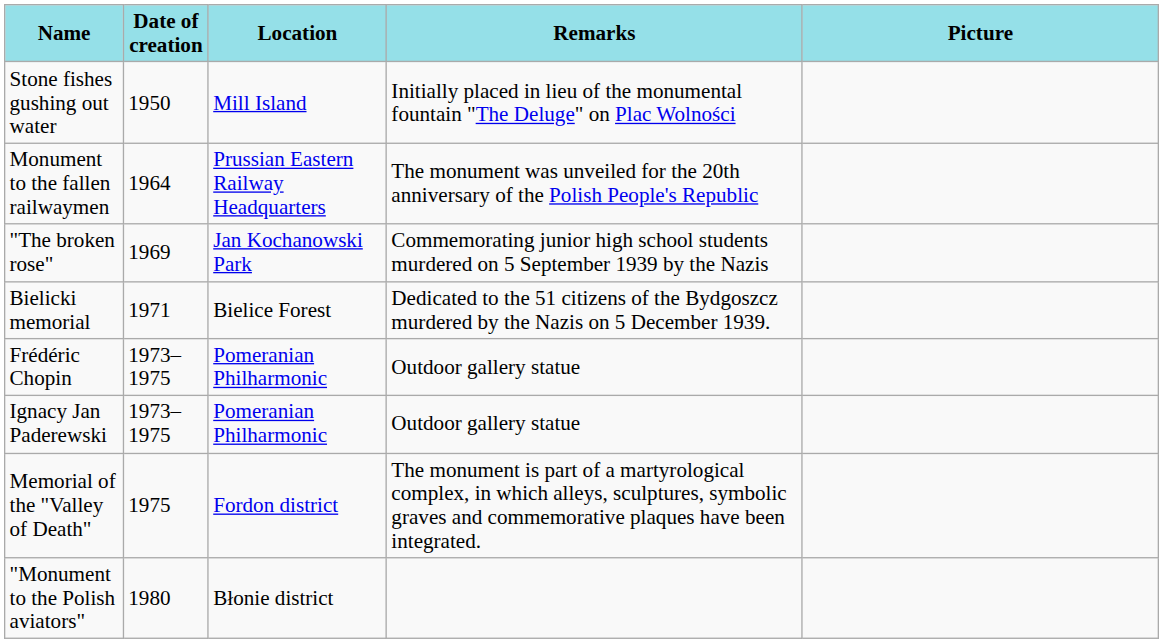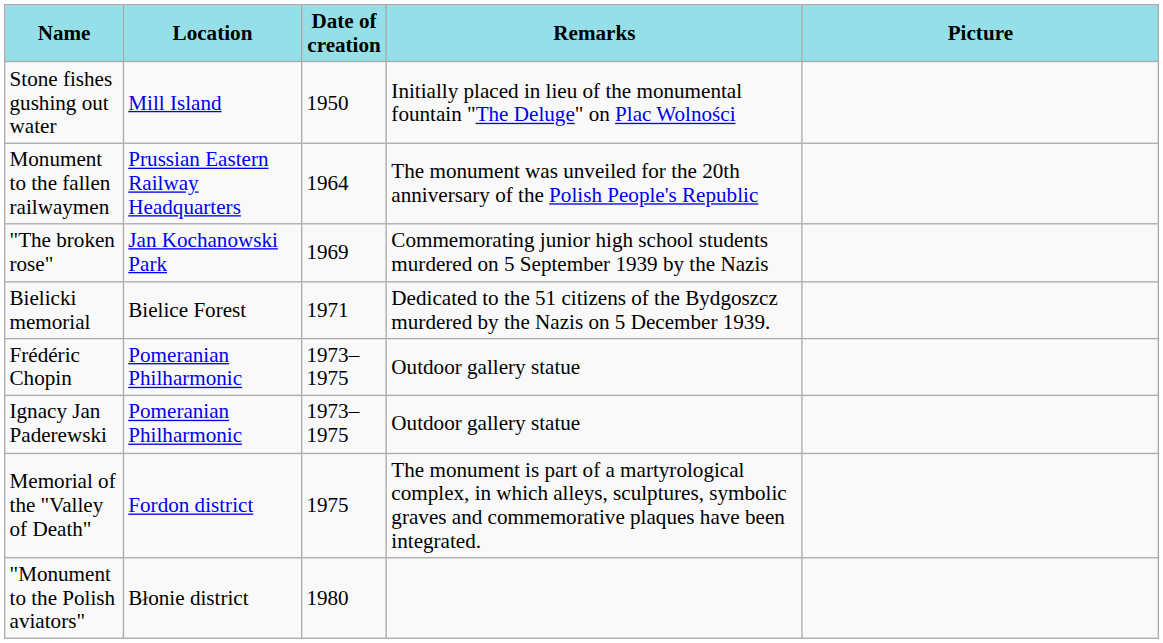columns swapped: (166, 33) <-> (297, 33)
